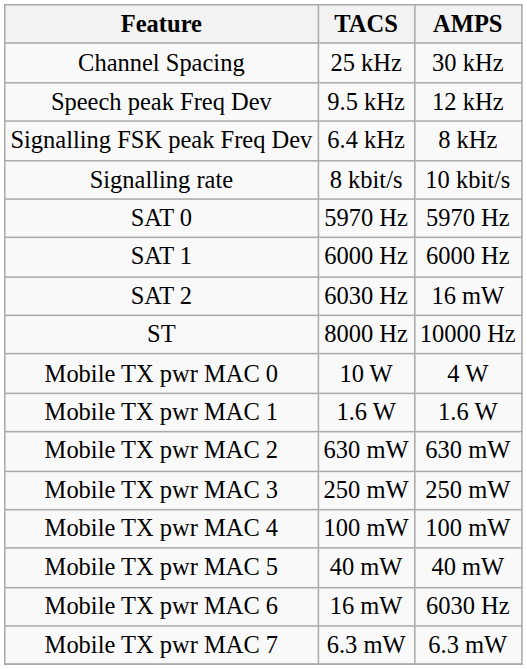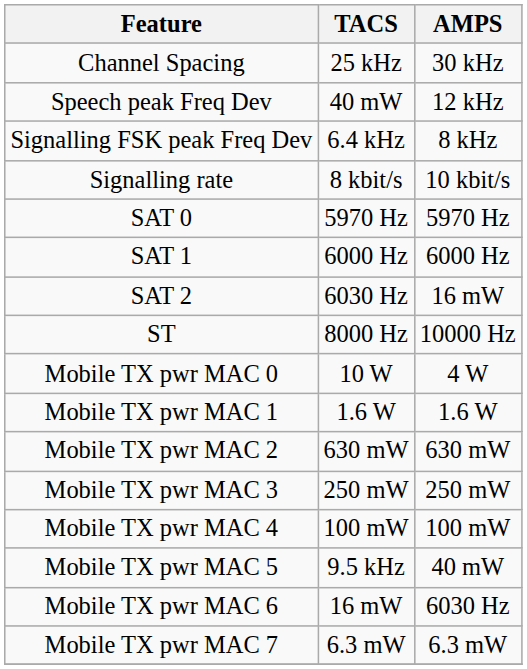(366, 101) 9.5 kHz -> (366, 101) 40 mW
(366, 567) 40 mW -> (366, 567) 9.5 kHz
